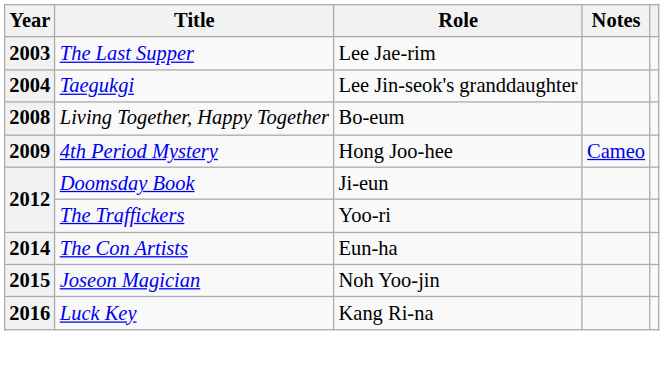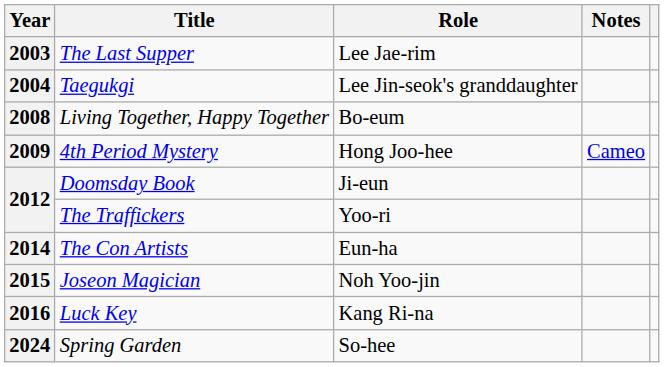+ row: (30, 345)
